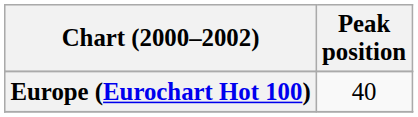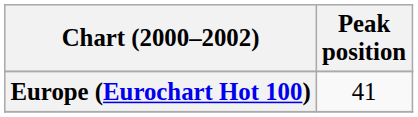(364, 91) 40 -> (364, 91) 41
